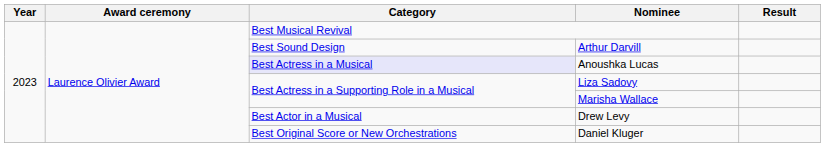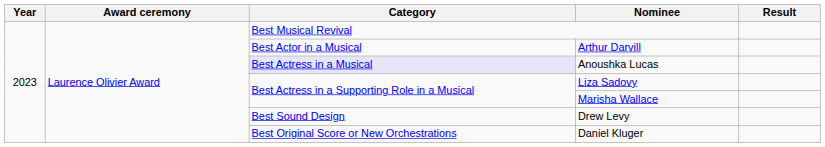(298, 47) Best Sound Design -> (307, 47) Best Actor in a Musical
(307, 116) Best Actor in a Musical -> (298, 116) Best Sound Design
